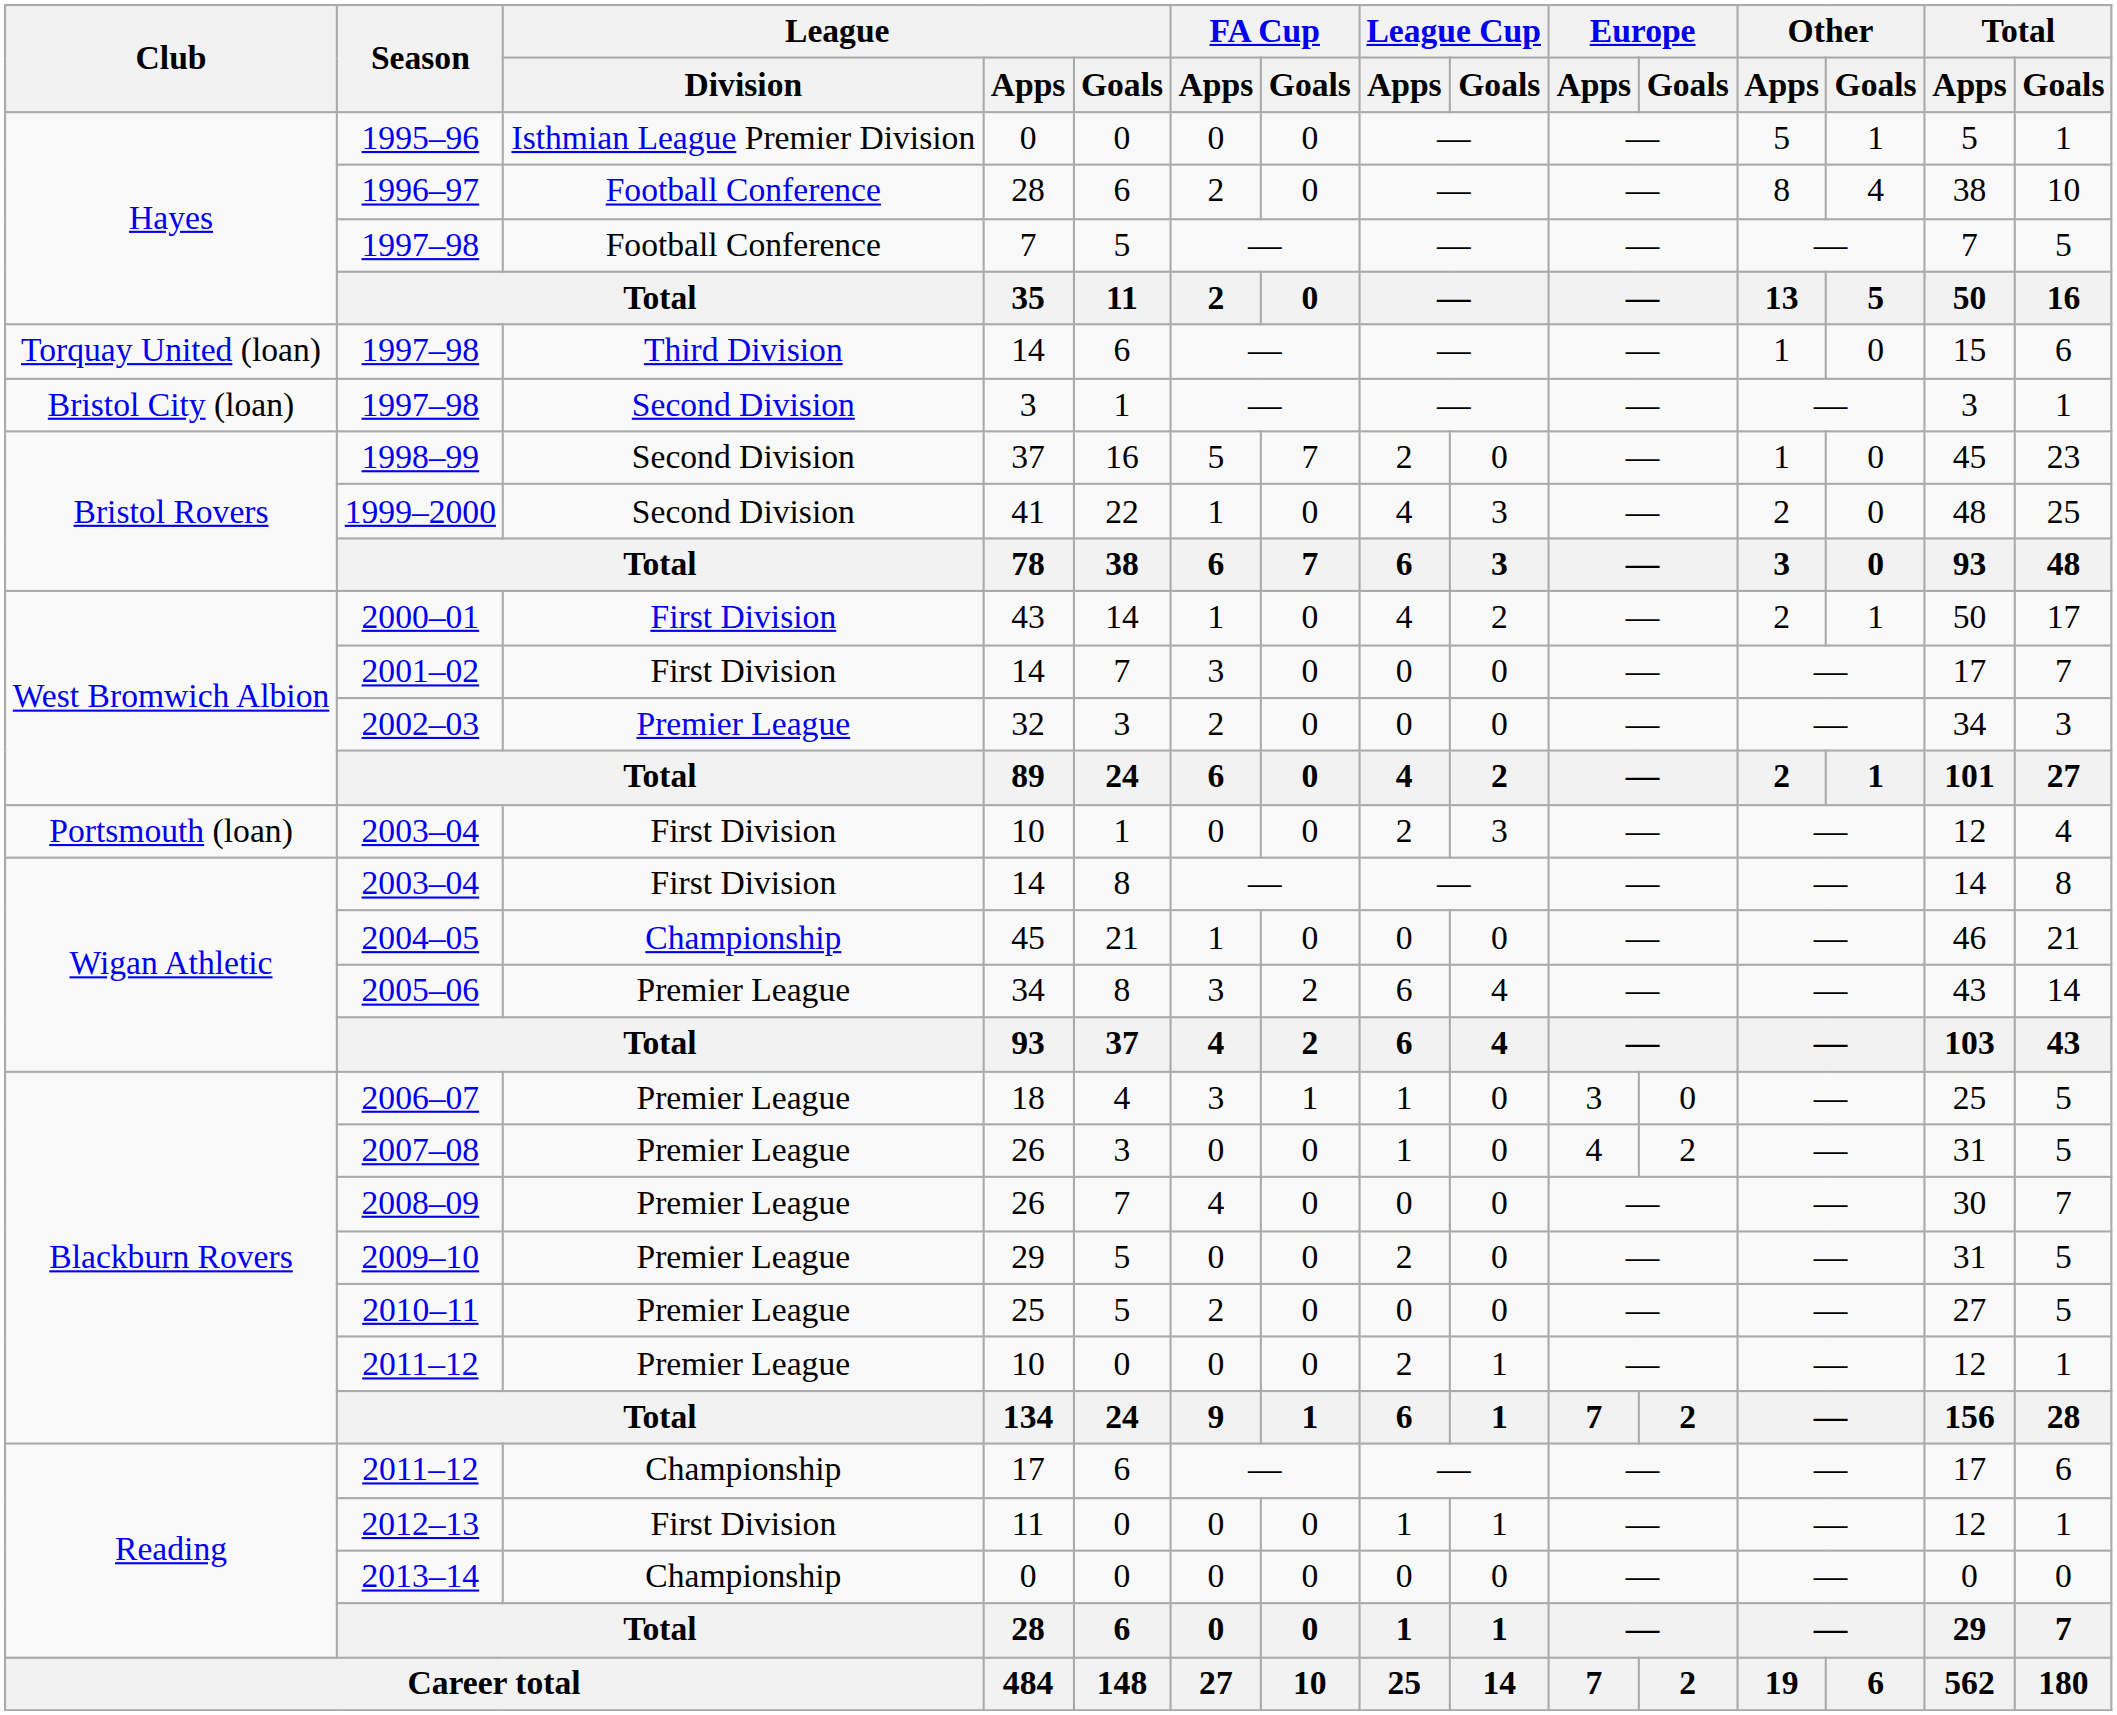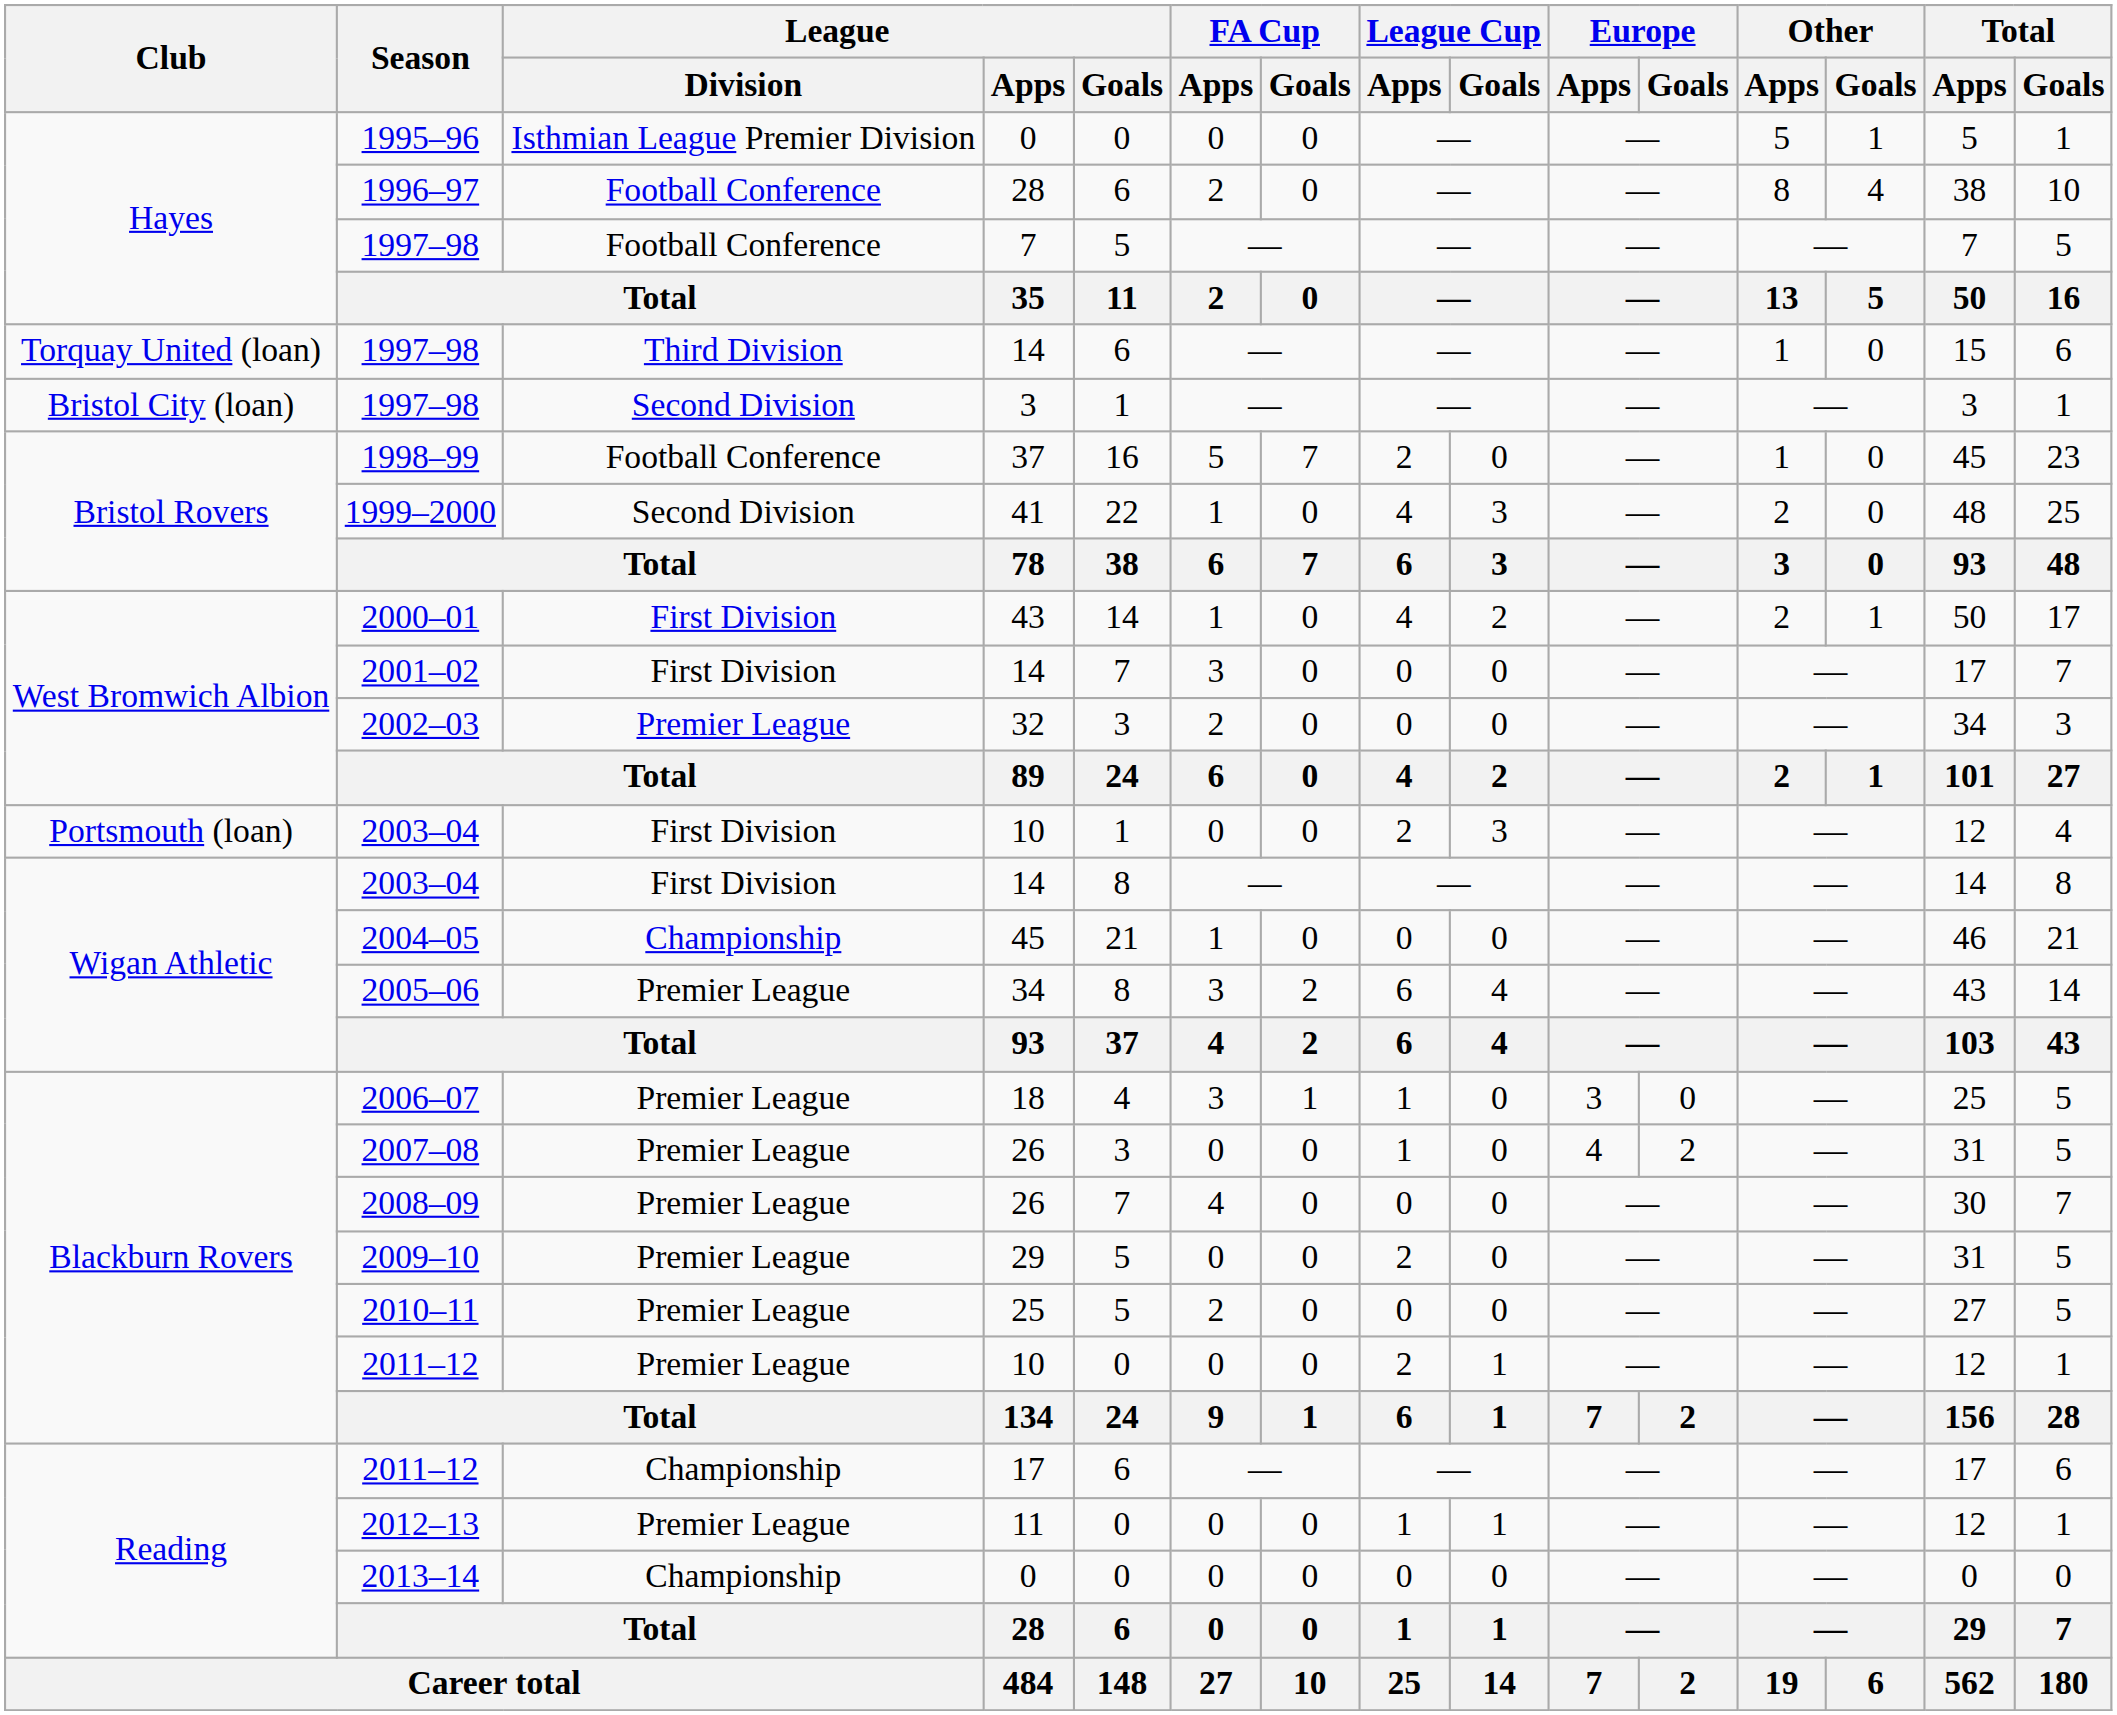(743, 457) Second Division -> (743, 457) Football Conference
(743, 1523) First Division -> (743, 1523) Premier League
